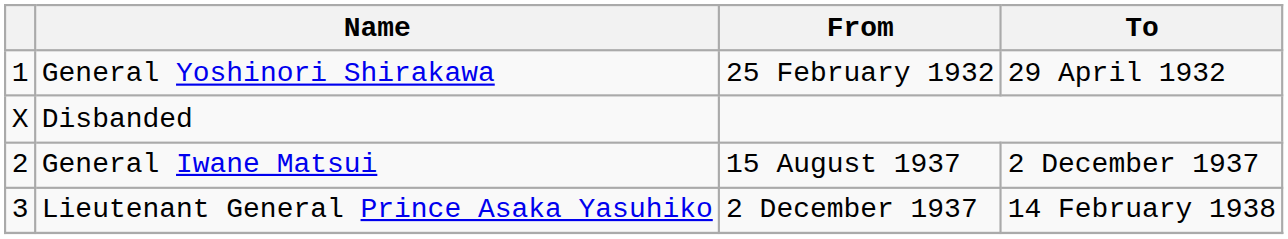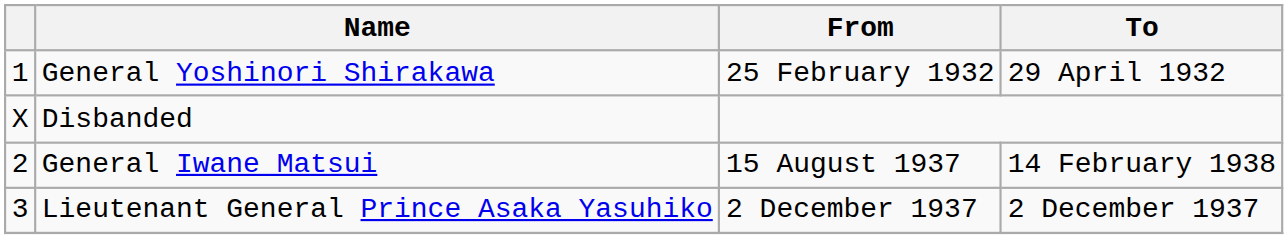(1134, 165) 2 December 1937 -> (1142, 165) 14 February 1938
(1142, 210) 14 February 1938 -> (1134, 210) 2 December 1937
